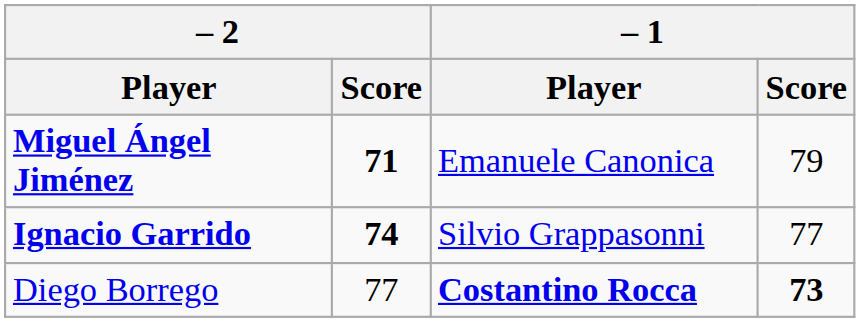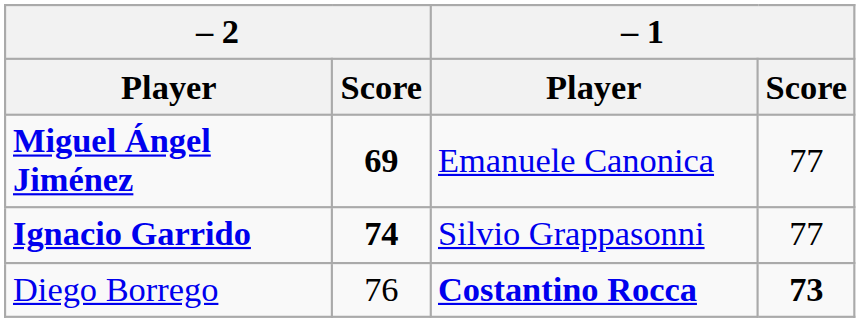(381, 160) 71 -> (381, 160) 69
(806, 160) 79 -> (806, 160) 77
(381, 288) 77 -> (381, 288) 76
